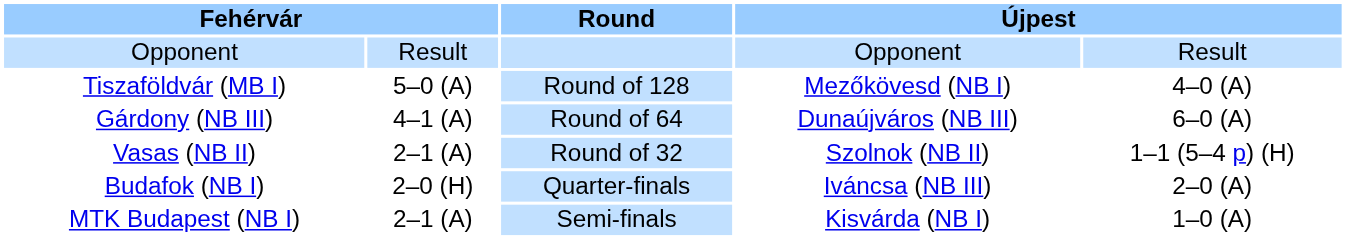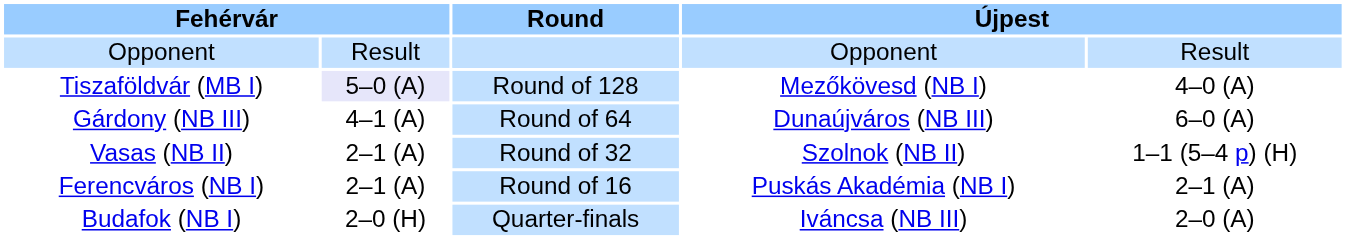(433, 85) no background -> (385, 85) lavender background
+ row: (161, 186)
- row: (184, 219)
